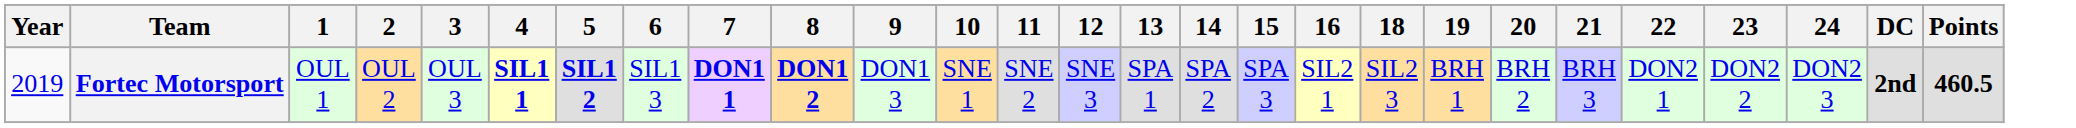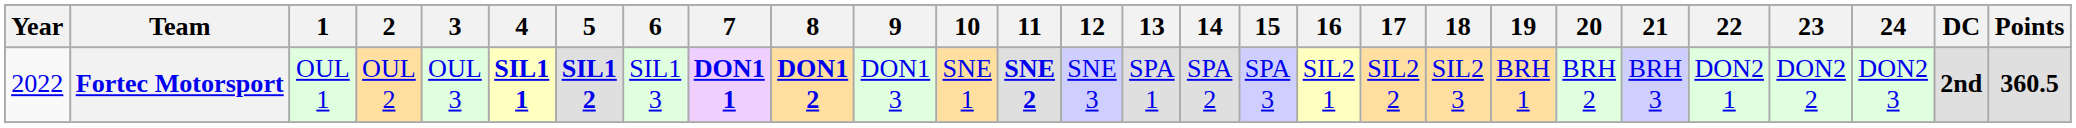+ column: (1393, 25)
(37, 84) 2019 -> (37, 84) 2022
(1029, 84) normal -> (1030, 84) bold
(1964, 84) 460.5 -> (2030, 84) 360.5
